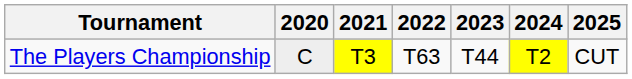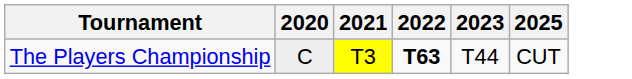- column: (538, 22)
(422, 57) normal -> (422, 57) bold
